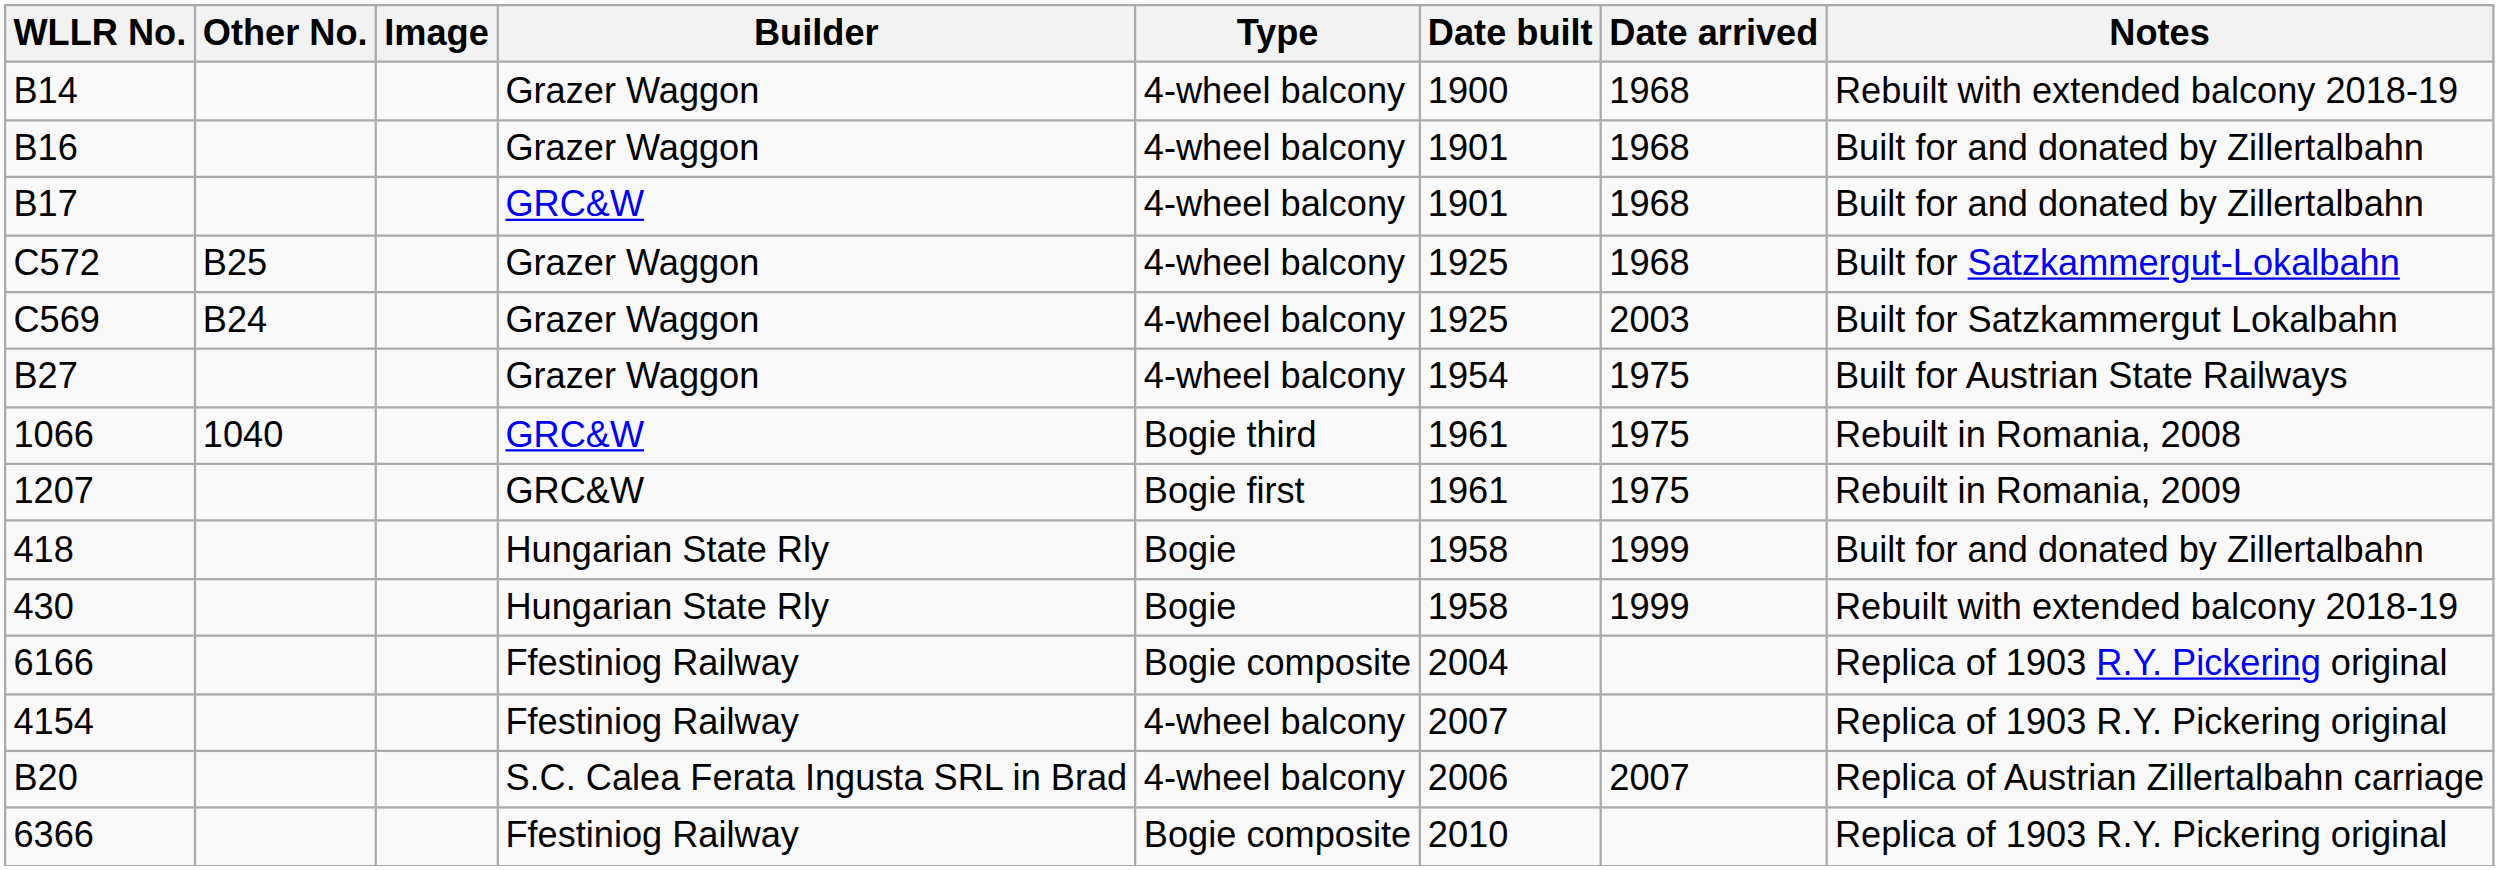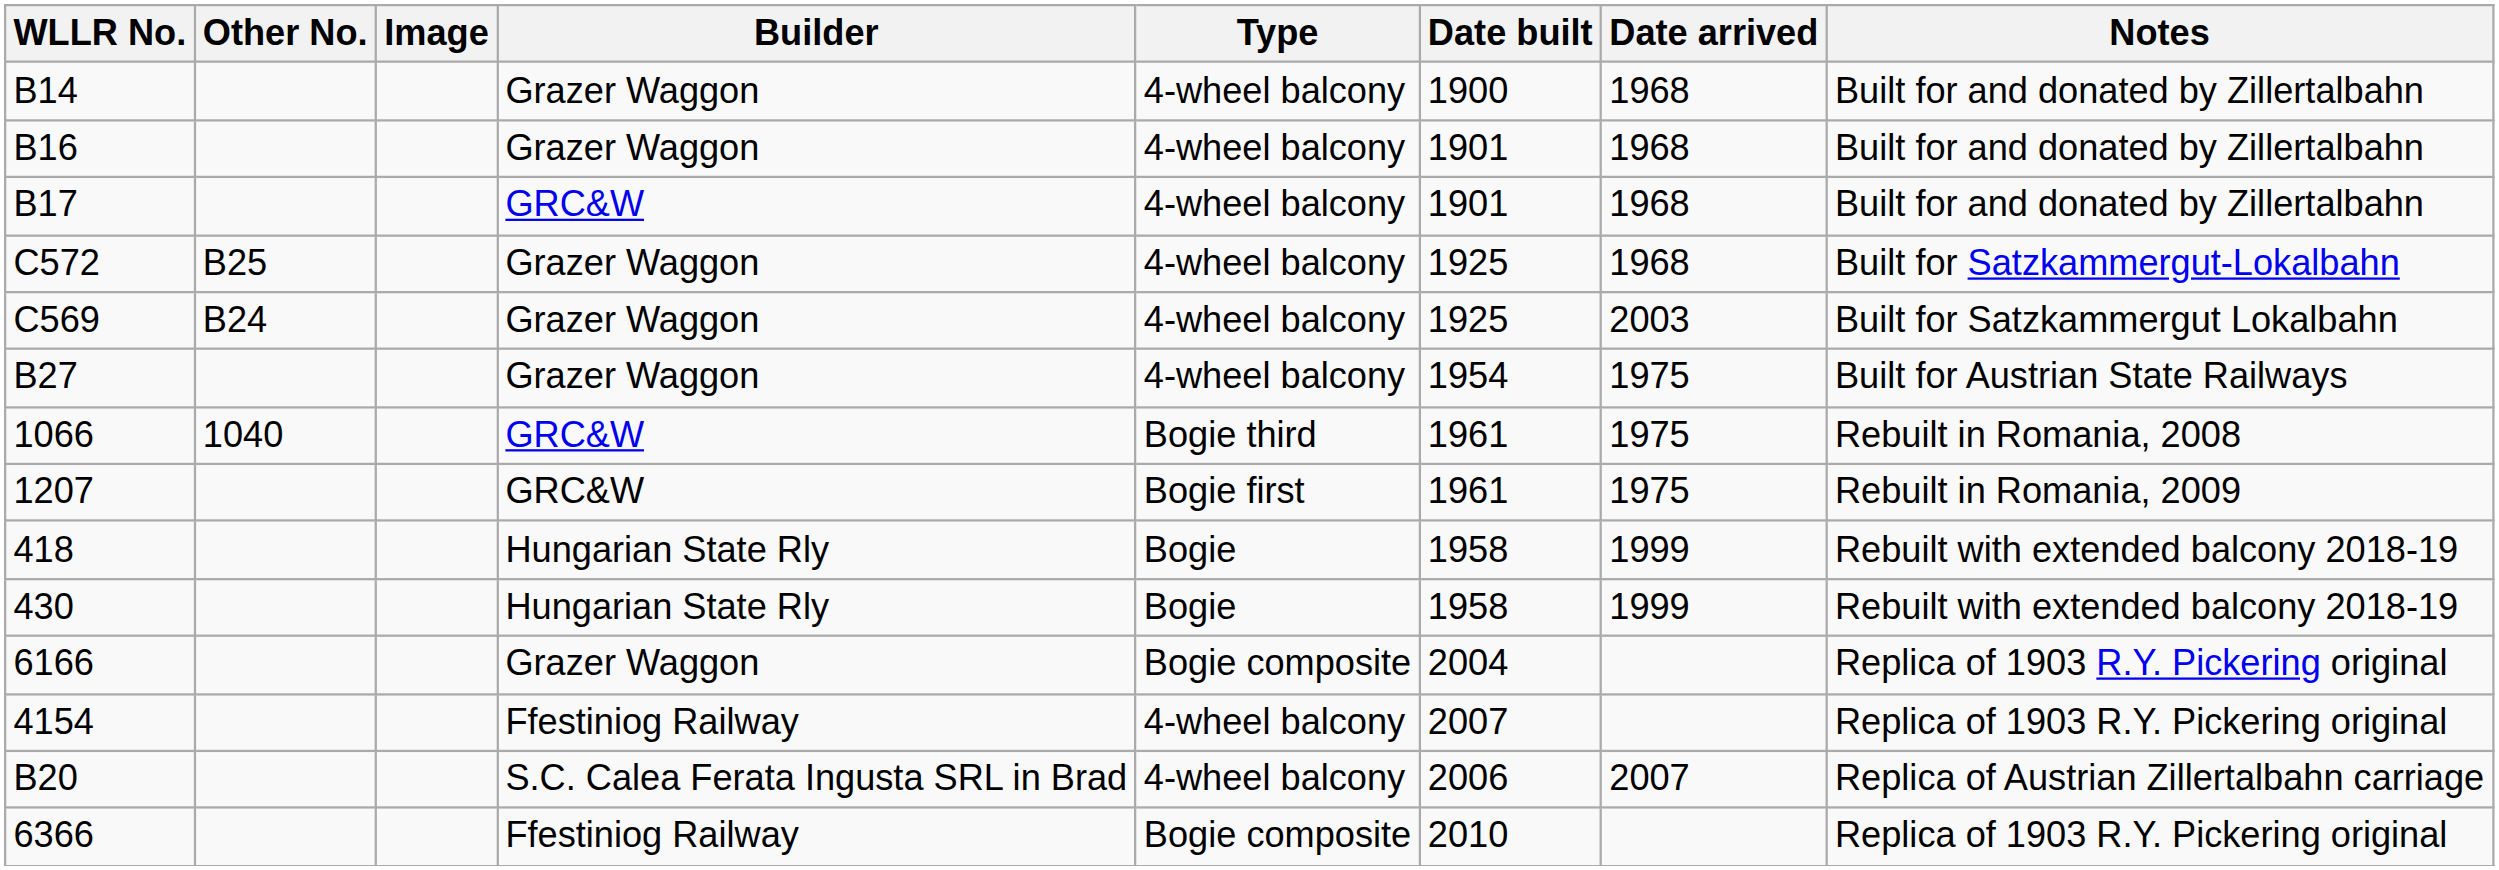(2147, 90) Rebuilt with extended balcony 2018-19 -> (2129, 90) Built for and donated by Zillertalbahn
(2129, 549) Built for and donated by Zillertalbahn -> (2147, 549) Rebuilt with extended balcony 2018-19
(652, 663) Ffestiniog Railway -> (632, 663) Grazer Waggon
